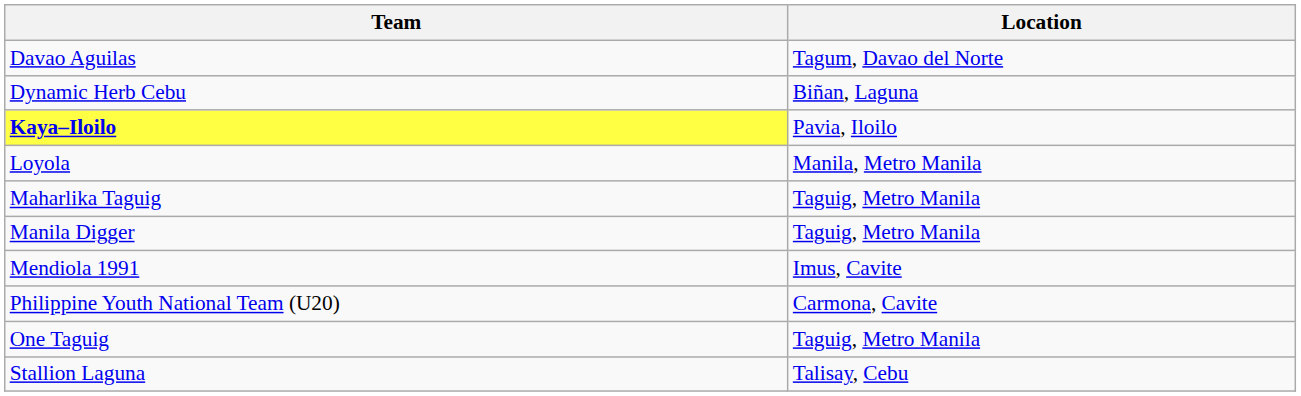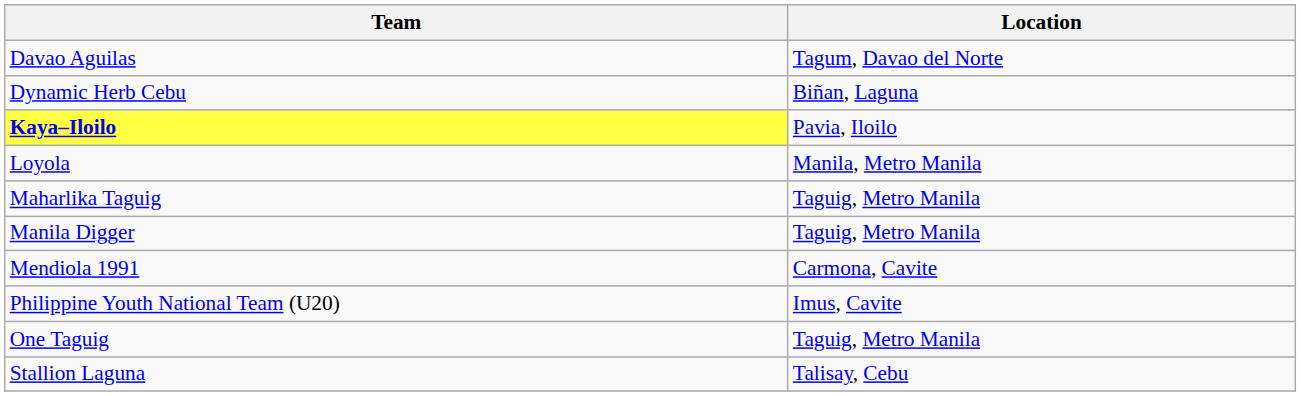(847, 268) Imus, Cavite -> (865, 268) Carmona, Cavite
(865, 303) Carmona, Cavite -> (847, 303) Imus, Cavite
